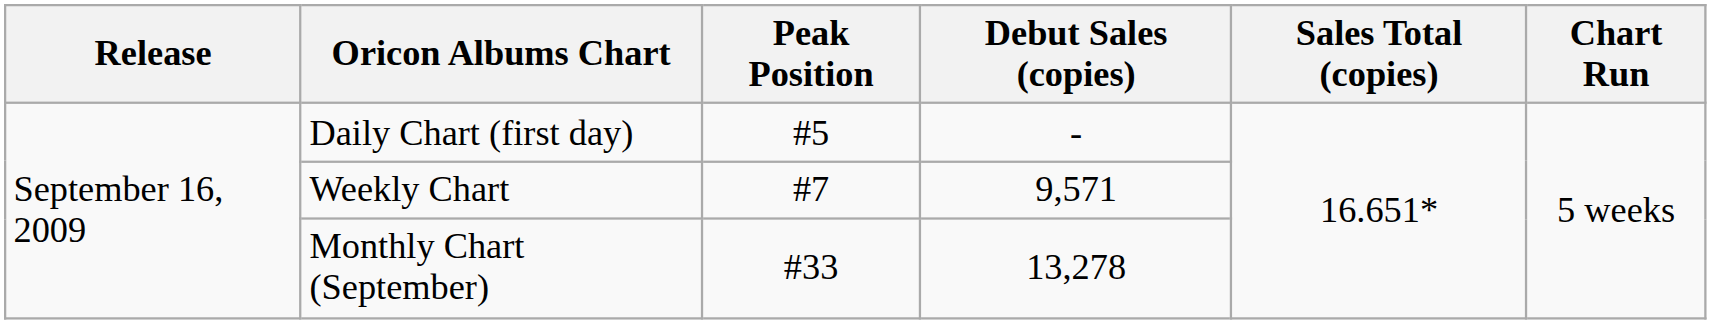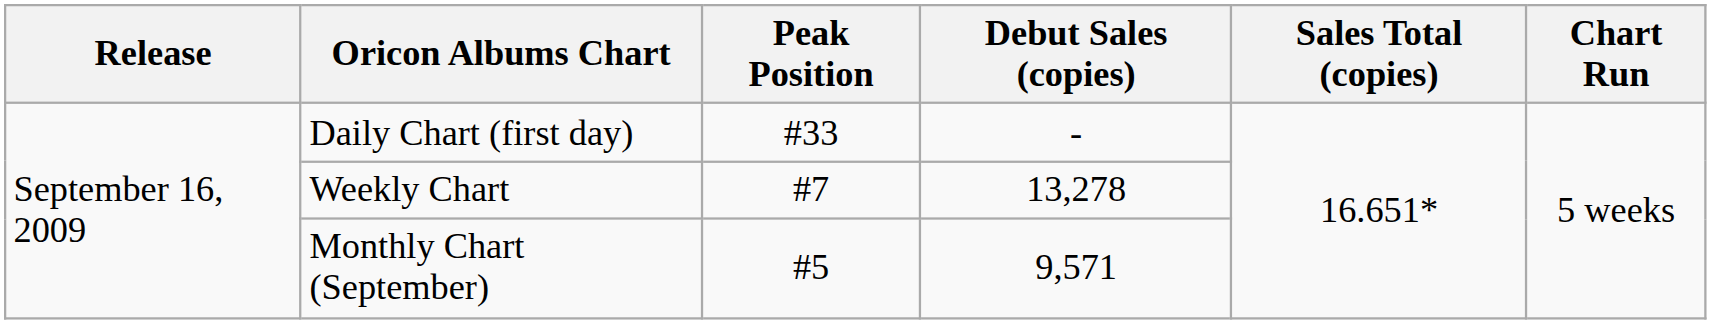(811, 131) #5 -> (811, 131) #33
(1076, 189) 9,571 -> (1076, 189) 13,278
(811, 267) #33 -> (811, 267) #5
(1076, 267) 13,278 -> (1076, 267) 9,571
